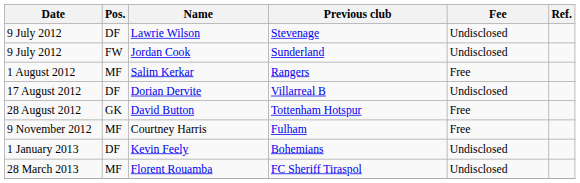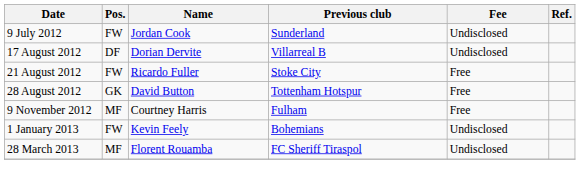- row: (165, 33)
- row: (162, 72)
+ row: (165, 72)
(112, 149) DF -> (114, 130) FW
